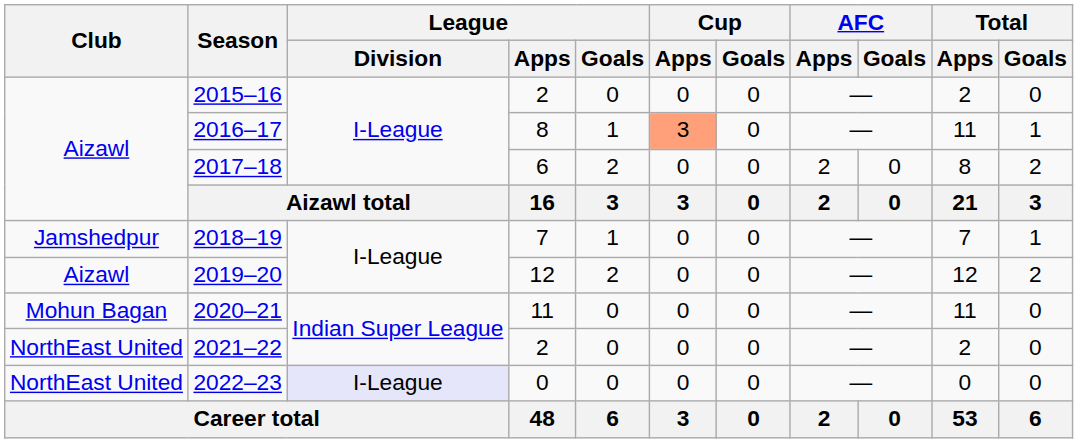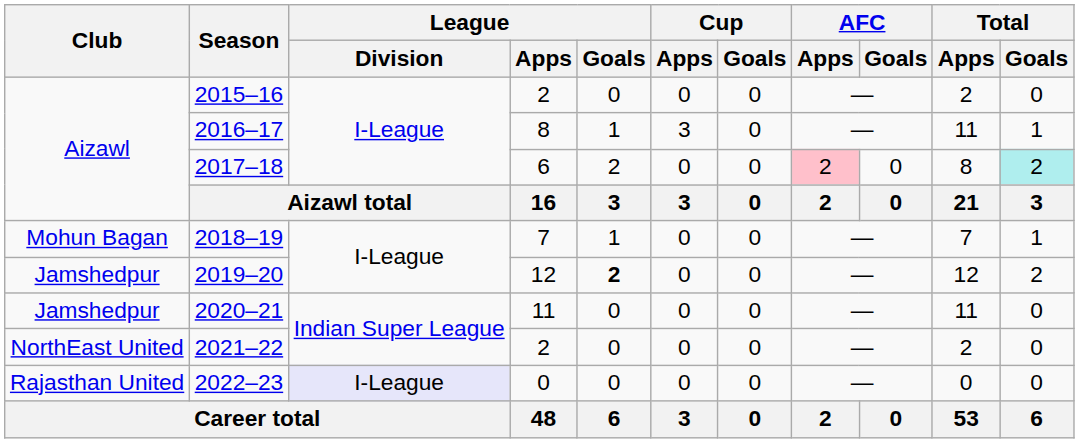(683, 130) lightsalmon background -> (684, 130) no background
(824, 166) no background -> (825, 166) pink background
(1035, 166) no background -> (1037, 166) paleturquoise background
(96, 238) Jamshedpur -> (97, 238) Mohun Bagan
(96, 274) Aizawl -> (97, 274) Jamshedpur
(613, 274) normal -> (614, 274) bold
(96, 310) Mohun Bagan -> (97, 310) Jamshedpur
(96, 382) NorthEast United -> (97, 382) Rajasthan United
